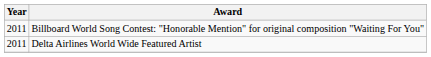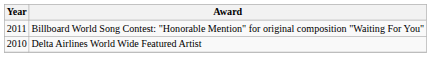(17, 44) 2011 -> (17, 44) 2010
